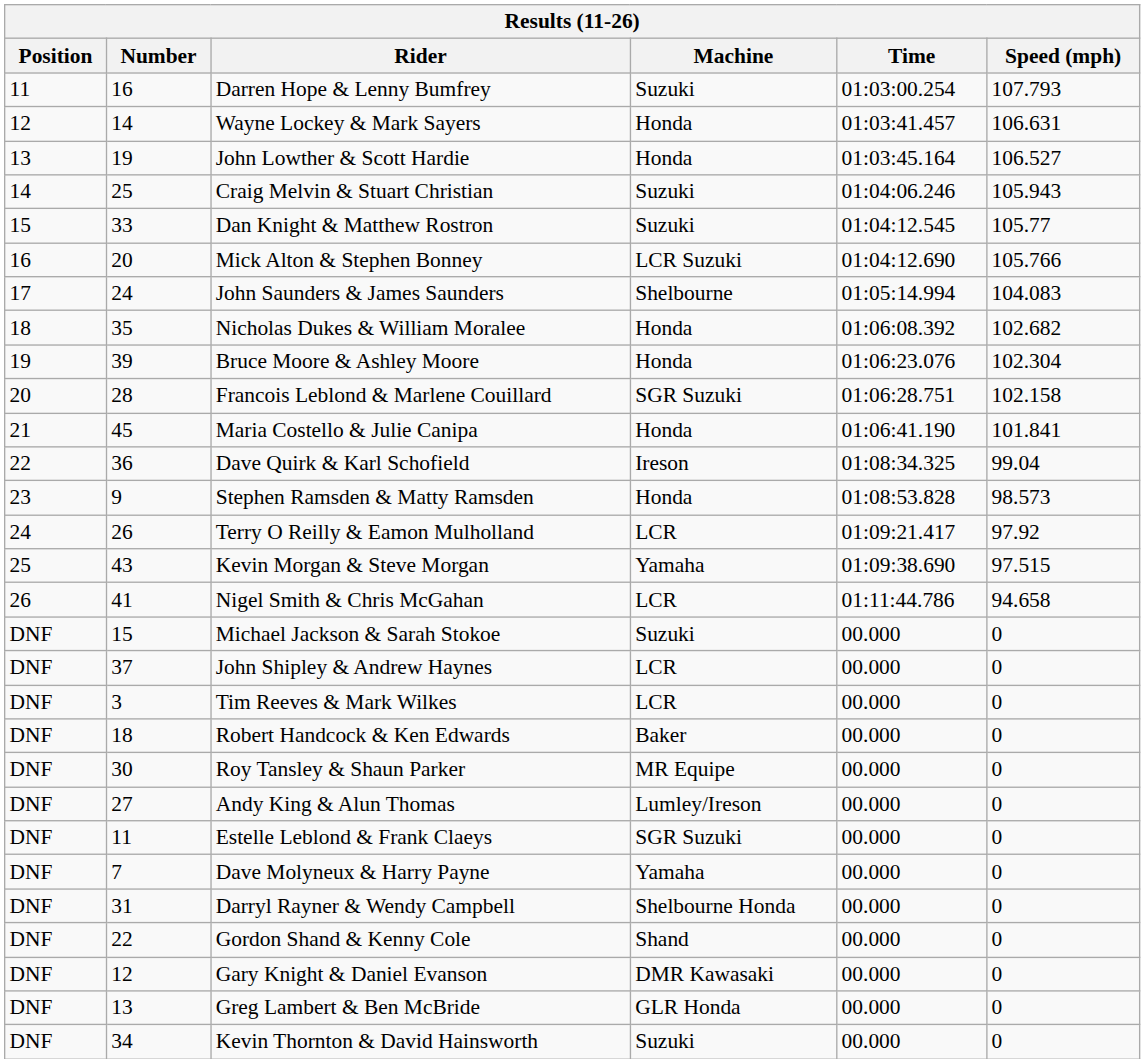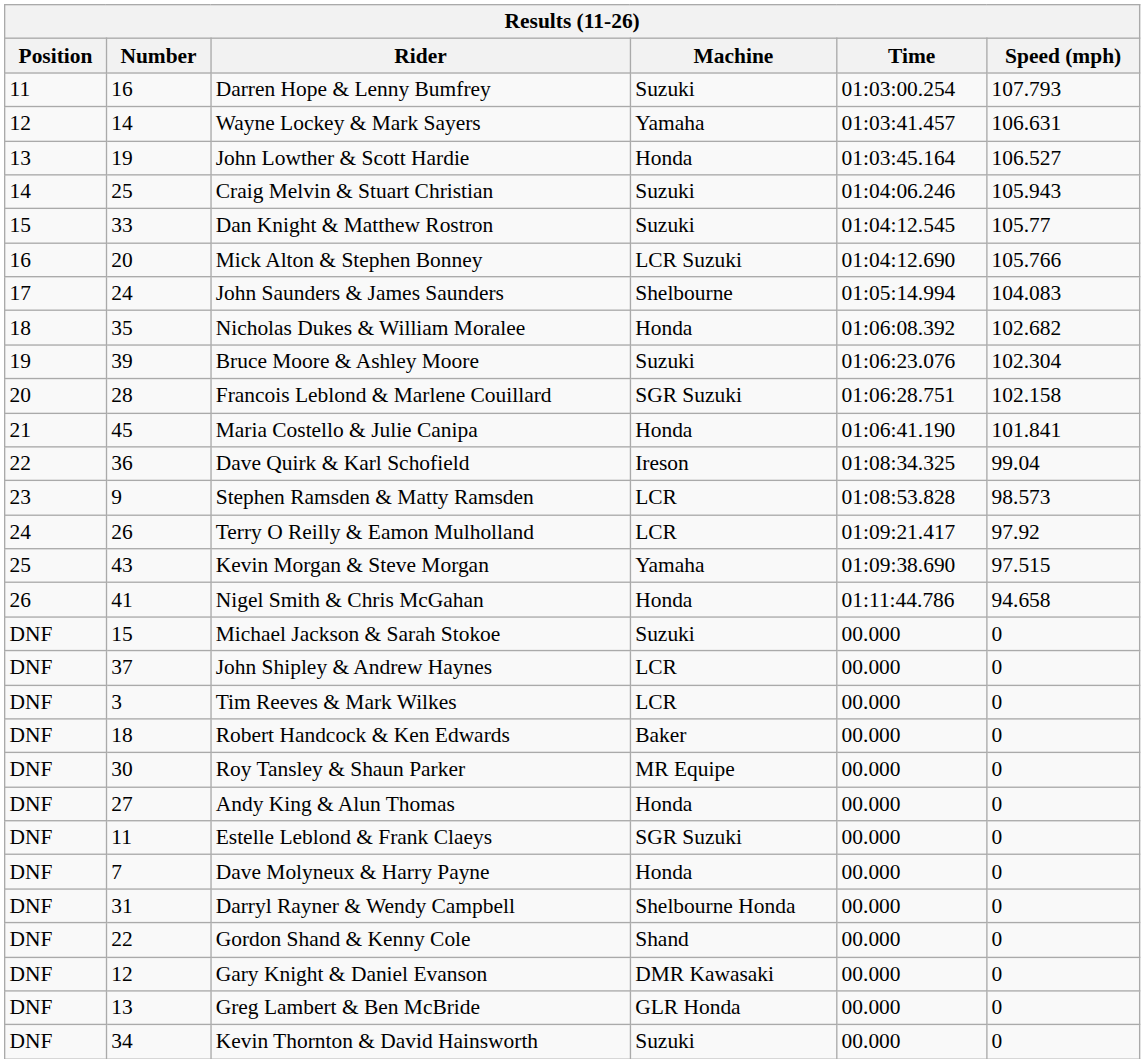(664, 123) Honda -> (670, 123) Yamaha
(664, 361) Honda -> (665, 361) Suzuki
(664, 497) Honda -> (656, 497) LCR
(656, 599) LCR -> (664, 599) Honda
(698, 803) Lumley/Ireson -> (664, 803) Honda
(670, 871) Yamaha -> (664, 871) Honda
